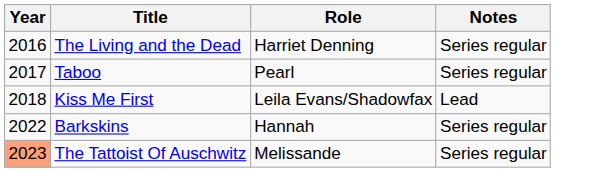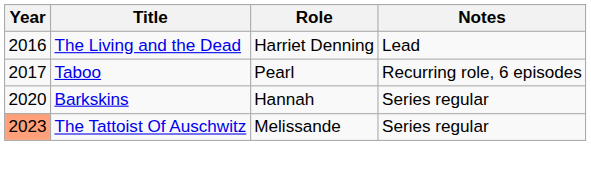(493, 45) Series regular -> (401, 45) Lead
(493, 72) Series regular -> (482, 72) Recurring role, 6 episodes
- row: (104, 99)
(28, 126) 2022 -> (28, 99) 2020
